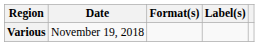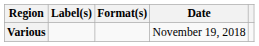columns swapped: (98, 13) <-> (225, 13)
